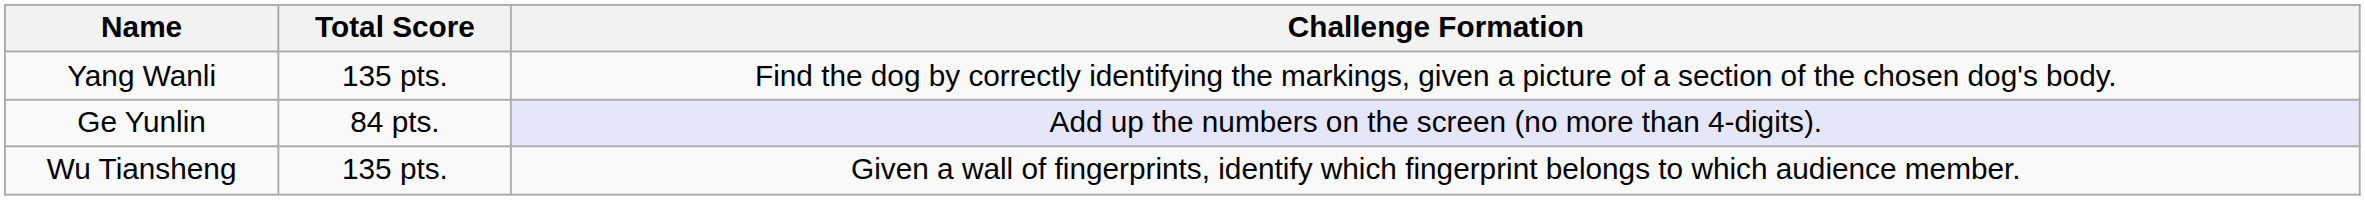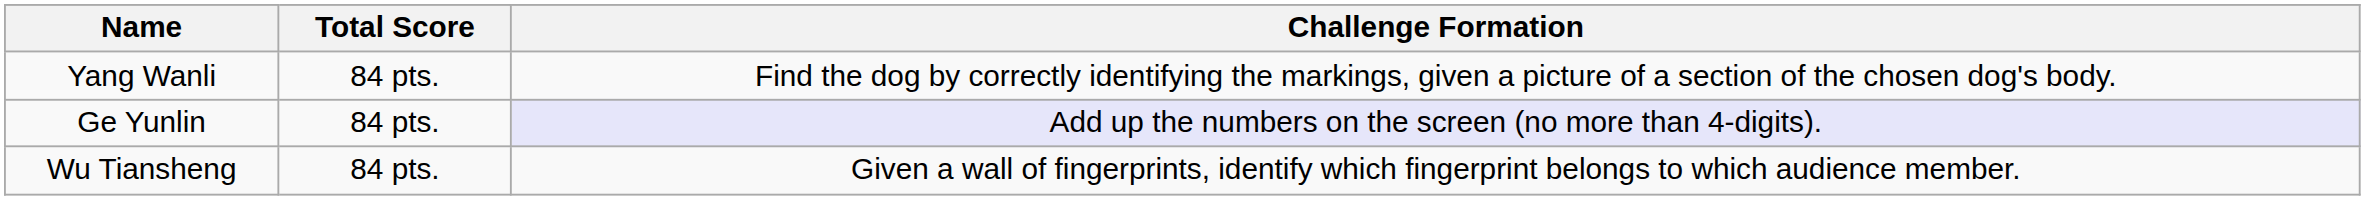(395, 75) 135 pts. -> (395, 75) 84 pts.
(395, 169) 135 pts. -> (395, 169) 84 pts.
